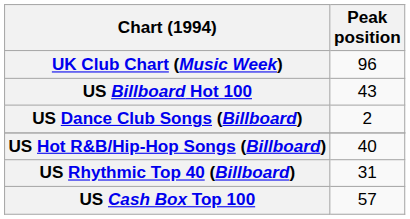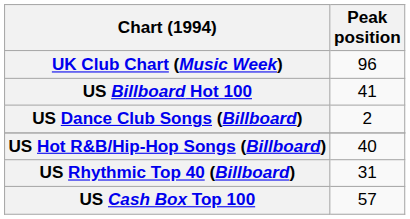(367, 91) 43 -> (367, 91) 41
